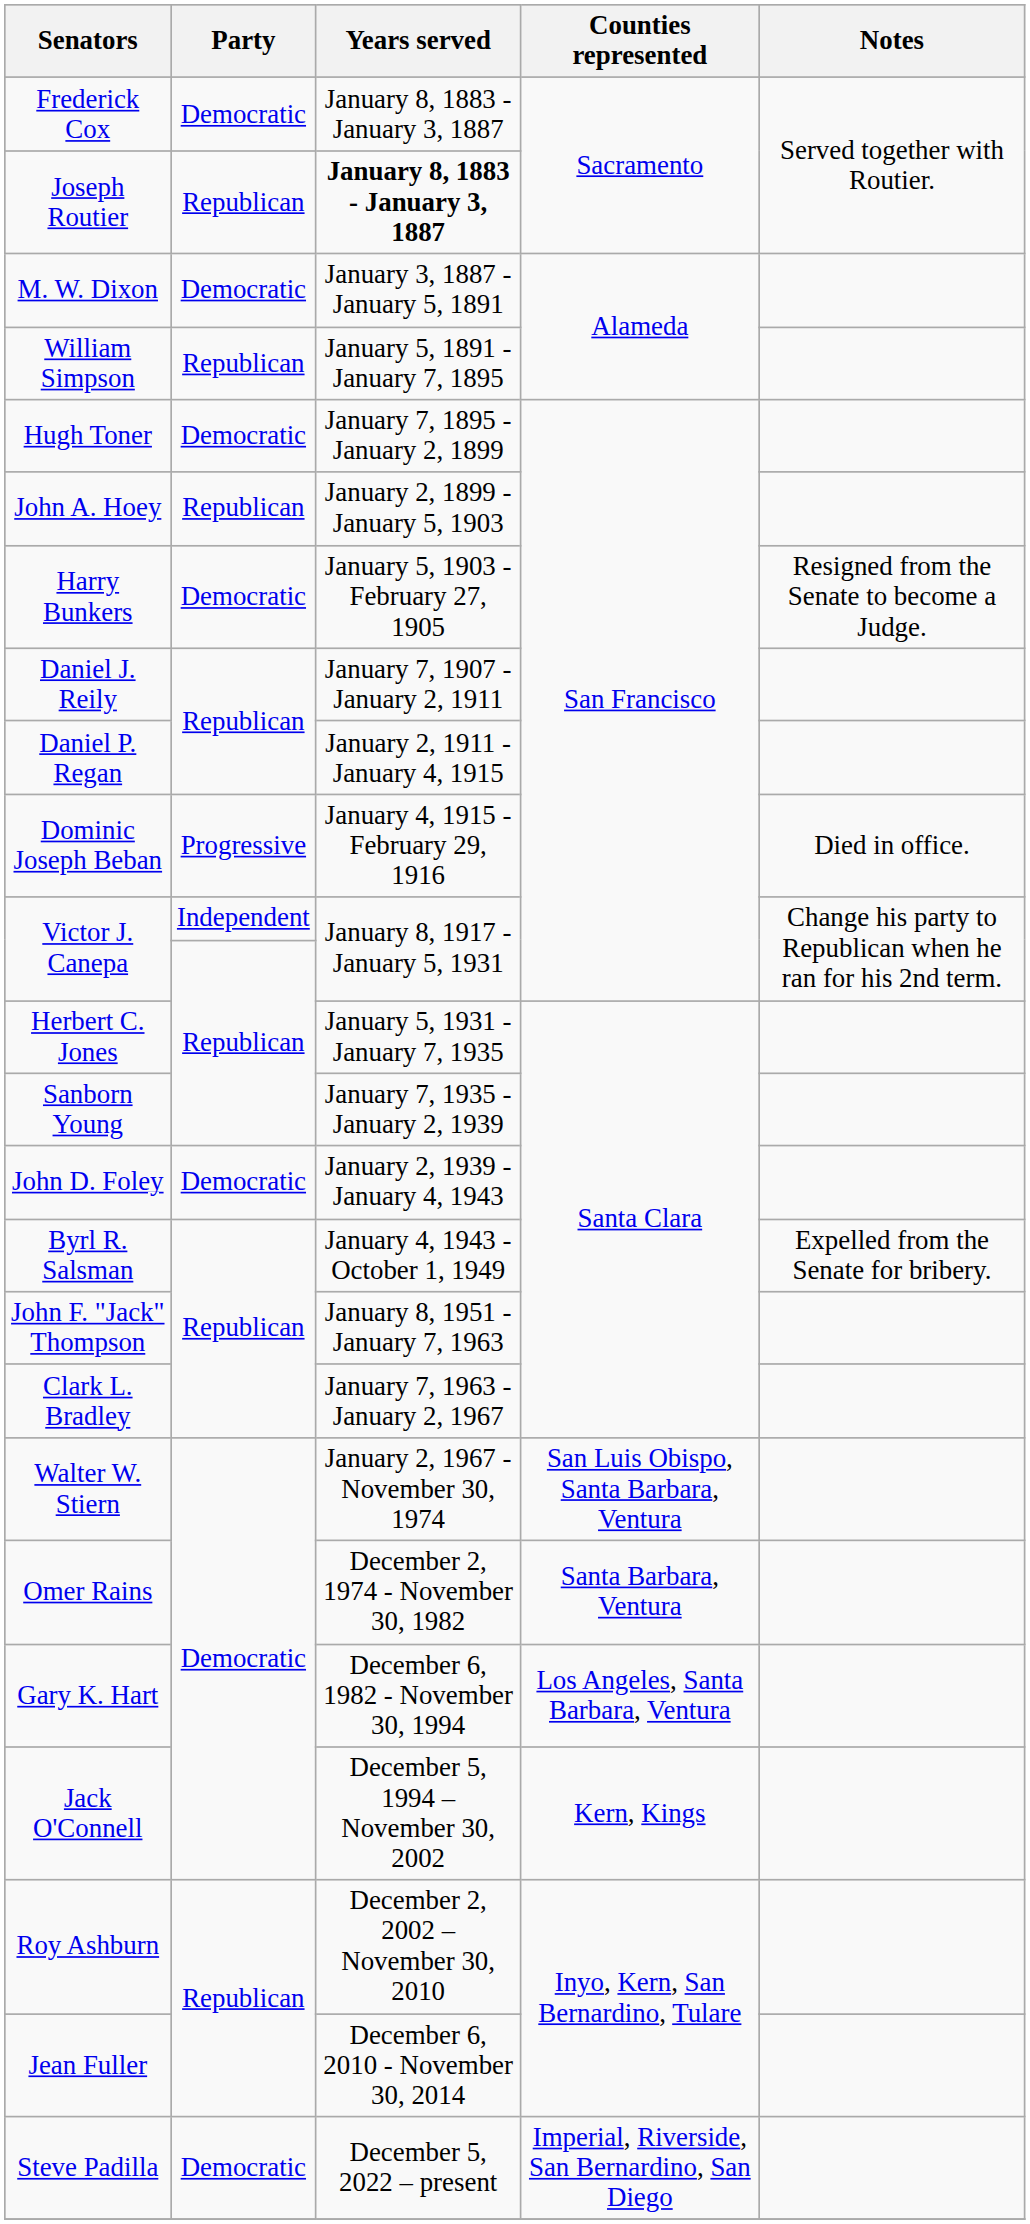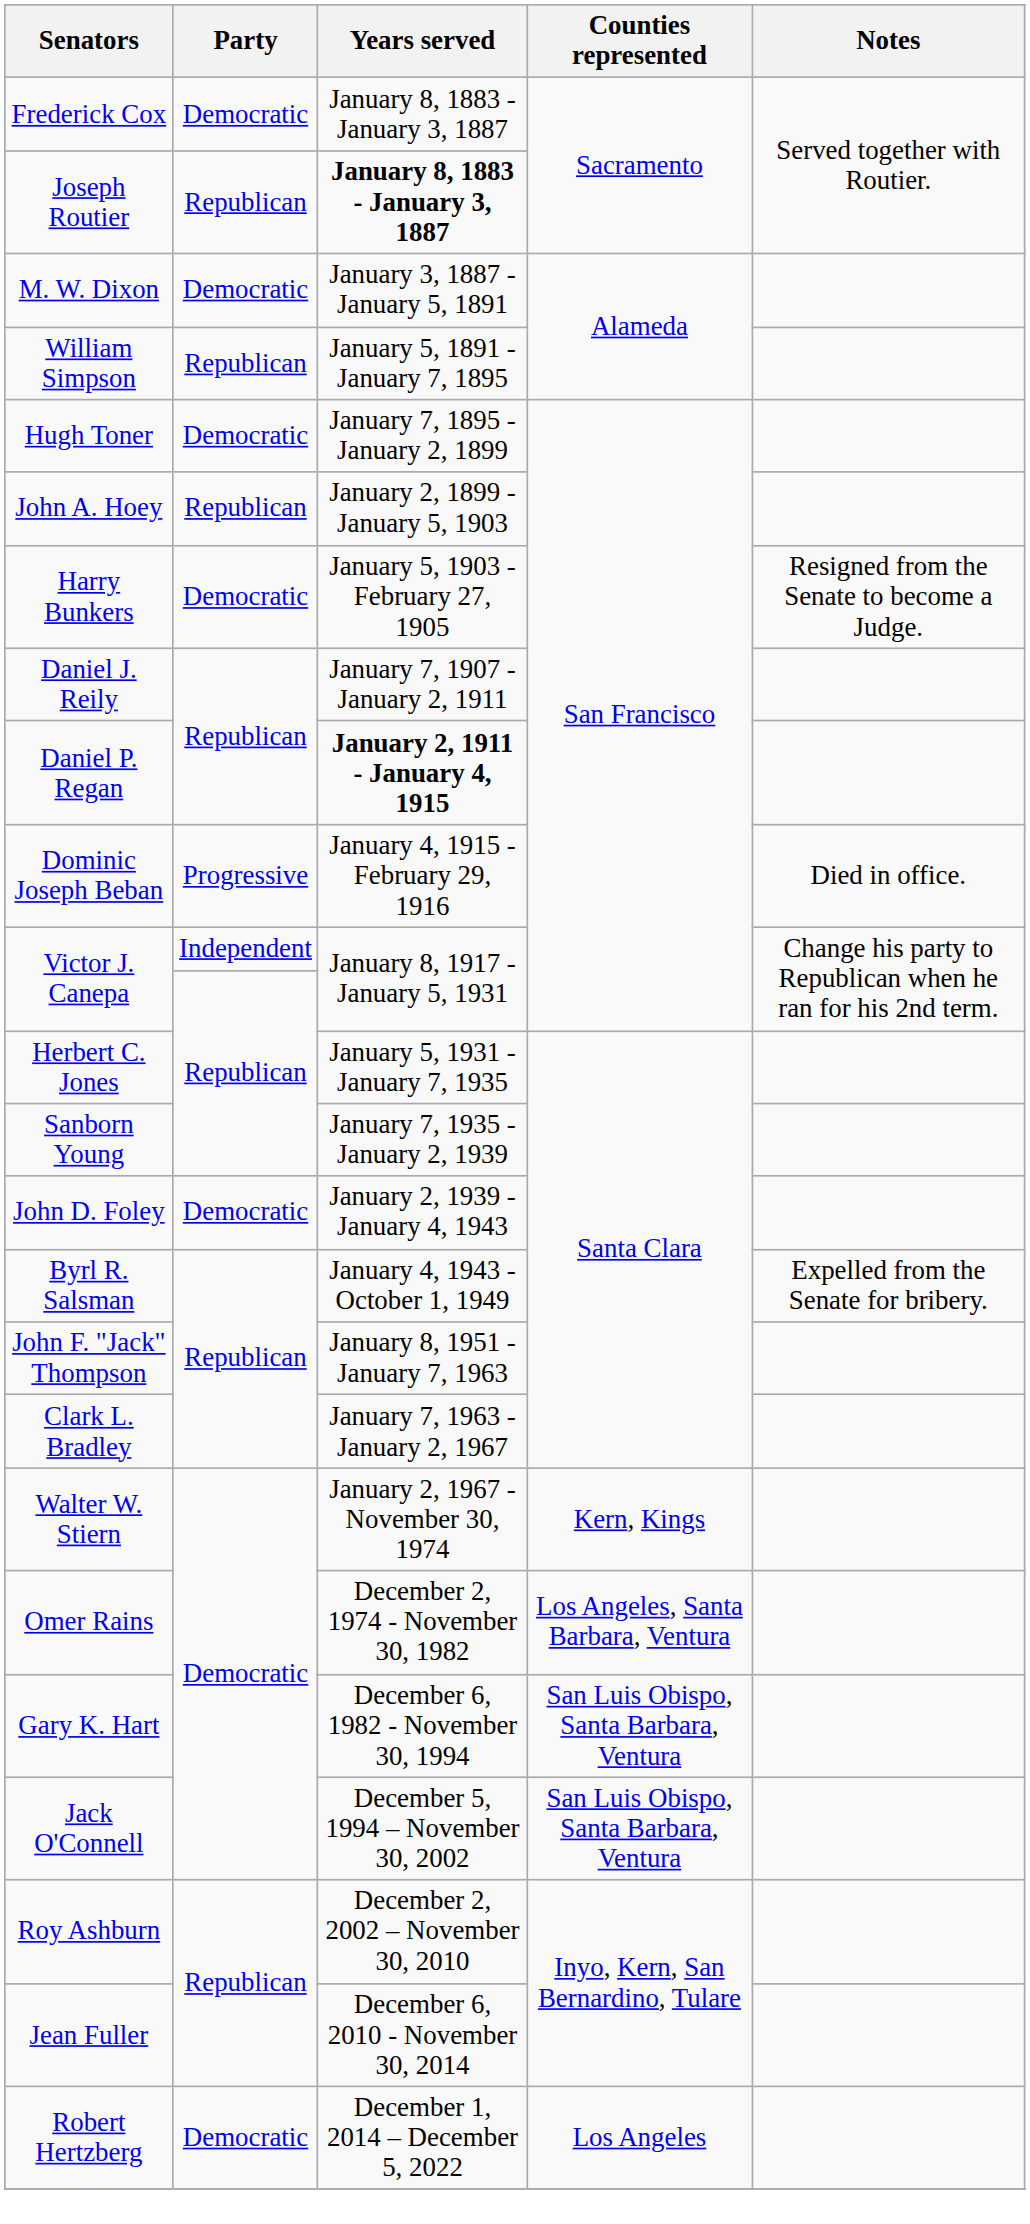(418, 757) normal -> (422, 772) bold
(640, 1488) San Luis Obispo, Santa Barbara, Ventura -> (639, 1518) Kern, Kings
(640, 1591) Santa Barbara, Ventura -> (639, 1622) Los Angeles, Santa Barbara, Ventura
(640, 1694) Los Angeles, Santa Barbara, Ventura -> (639, 1725) San Luis Obispo, Santa Barbara, Ventura
(640, 1813) Kern, Kings -> (639, 1828) San Luis Obispo, Santa Barbara, Ventura
+ row: (89, 2137)
- row: (88, 2167)
